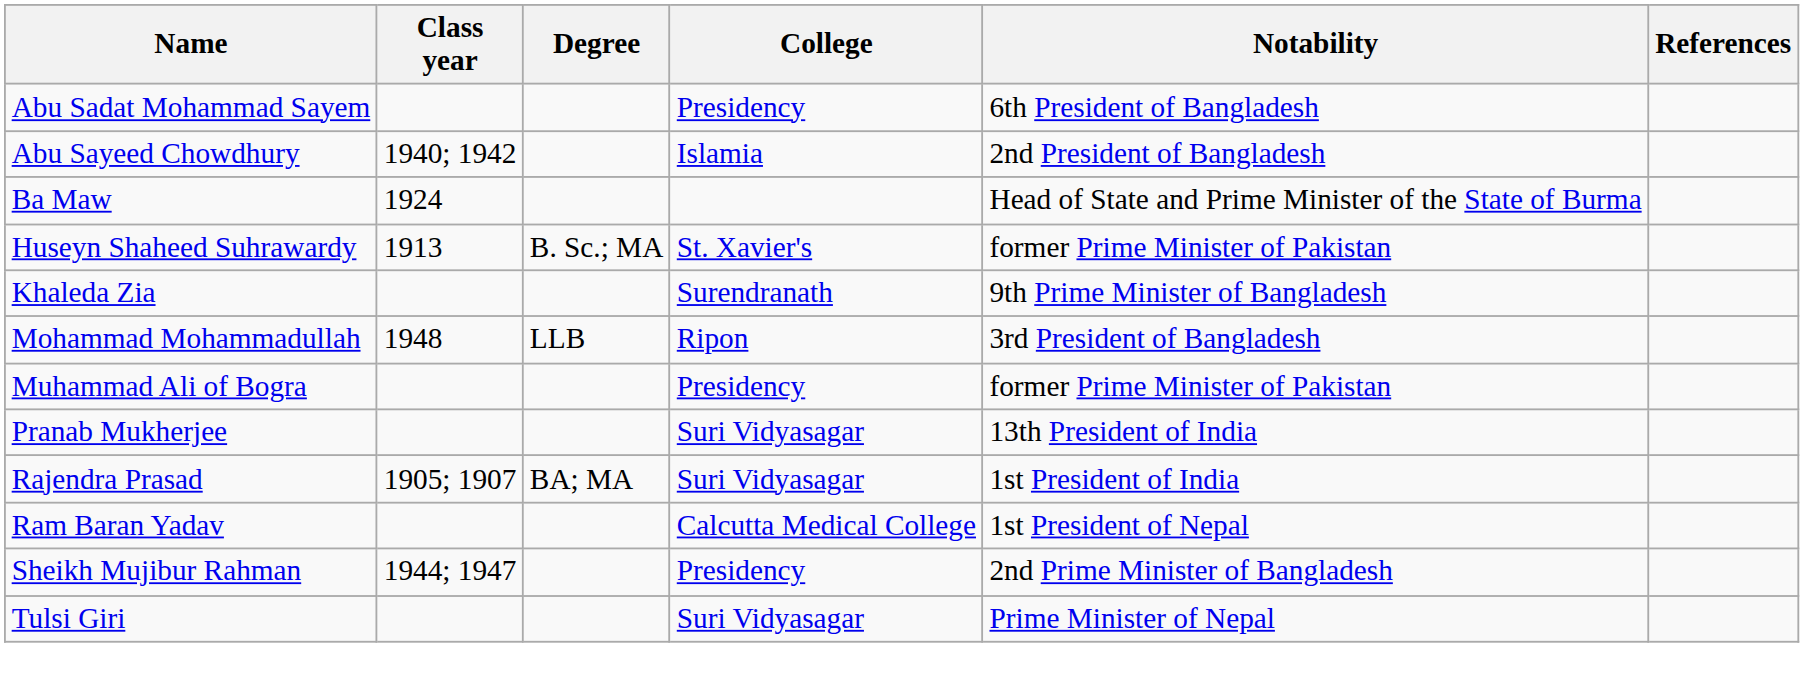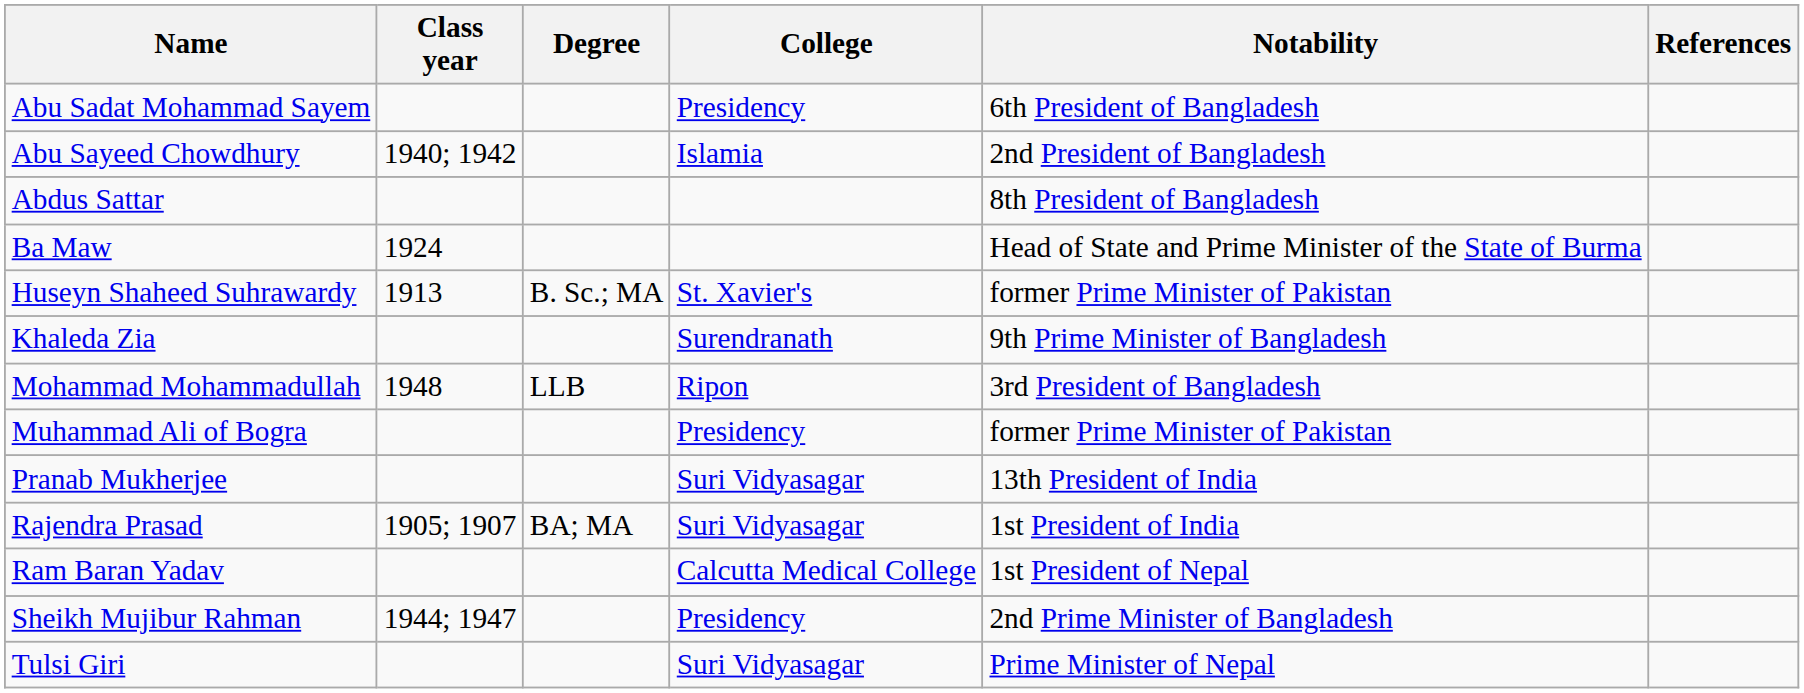+ row: (88, 199)
